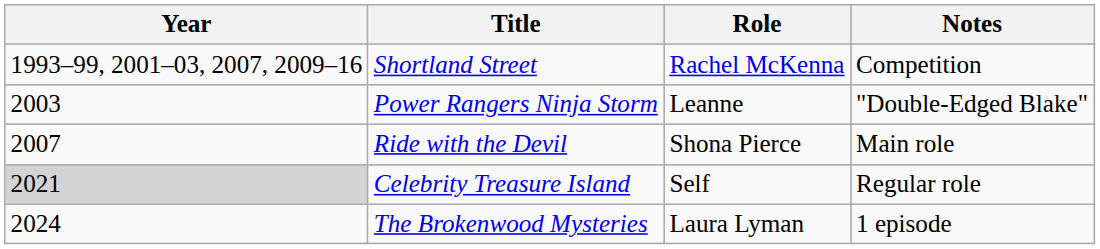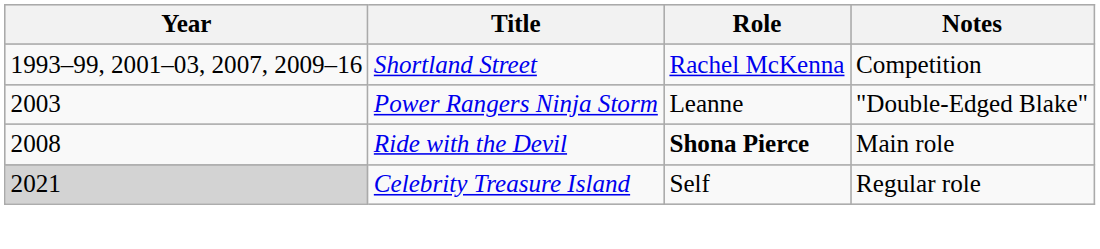(36, 143) 2007 -> (36, 143) 2008
(735, 143) normal -> (739, 143) bold
- row: (511, 223)
